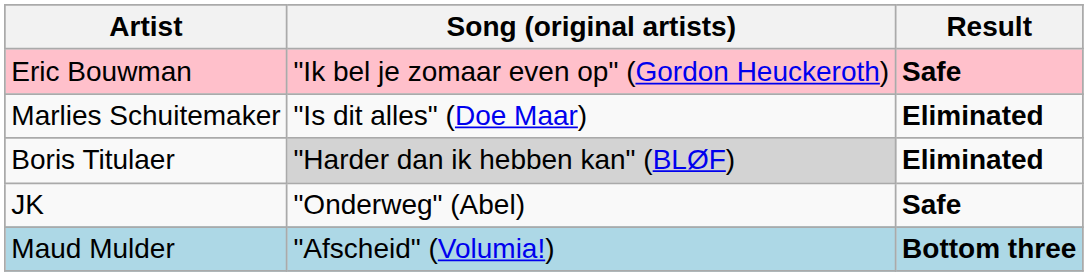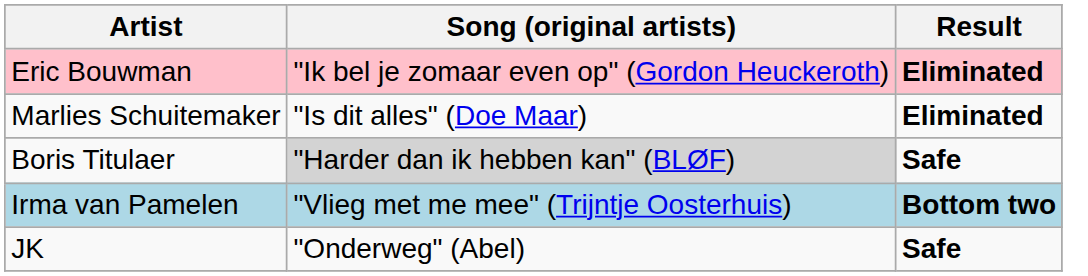(932, 71) Safe -> (973, 71) Eliminated
(973, 159) Eliminated -> (932, 159) Safe
+ row: (125, 204)
- row: (93, 248)
